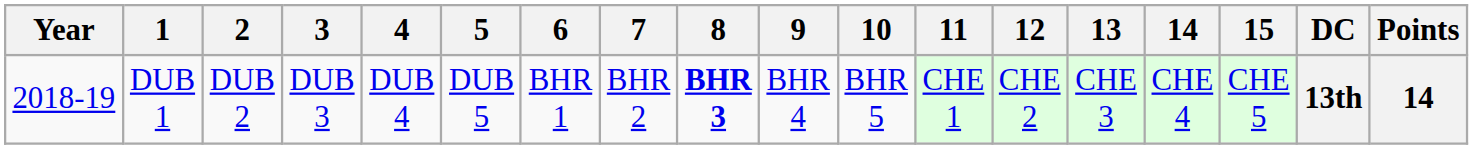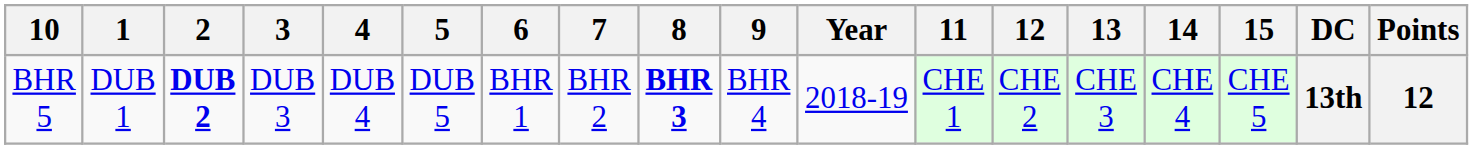columns swapped: (64, 29) <-> (876, 29)
(242, 98) normal -> (203, 98) bold
(1418, 98) 14 -> (1418, 98) 12
